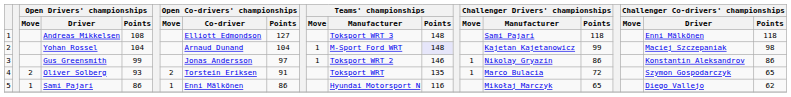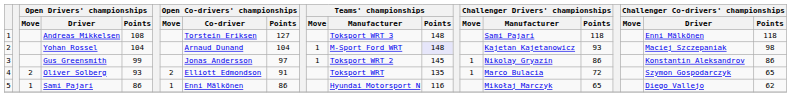(223, 36) Elliott Edmondson -> (221, 36) Torstein Eriksen
(597, 48) 99 -> (597, 48) 93
(438, 61) 146 -> (438, 61) 145
(221, 73) Torstein Eriksen -> (223, 73) Elliott Edmondson
